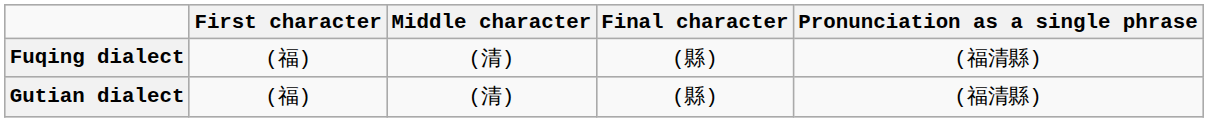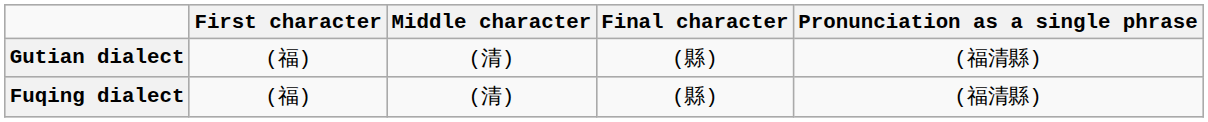rows swapped: (97, 58) <-> (97, 97)
